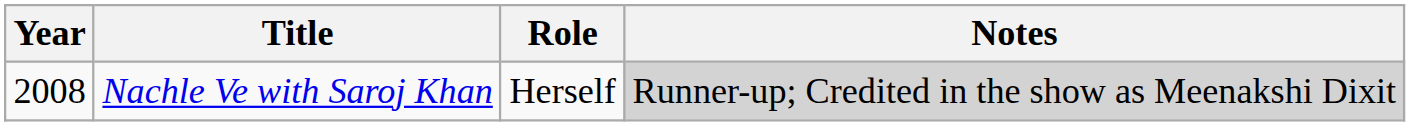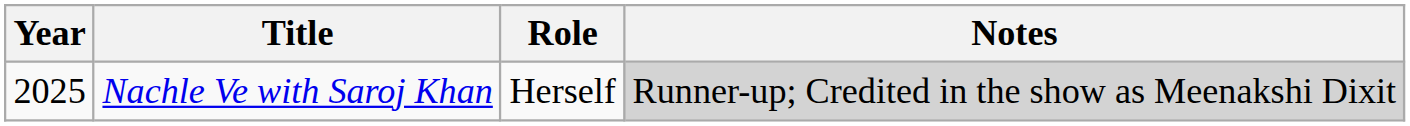(50, 90) 2008 -> (50, 90) 2025
